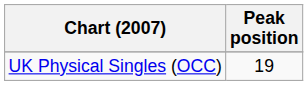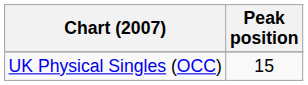(264, 66) 19 -> (264, 66) 15
